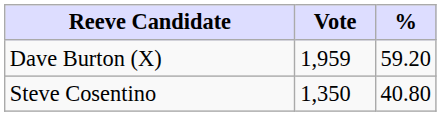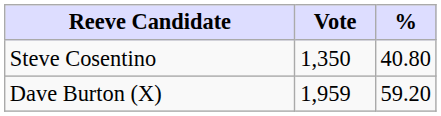rows swapped: (86, 57) <-> (83, 93)
